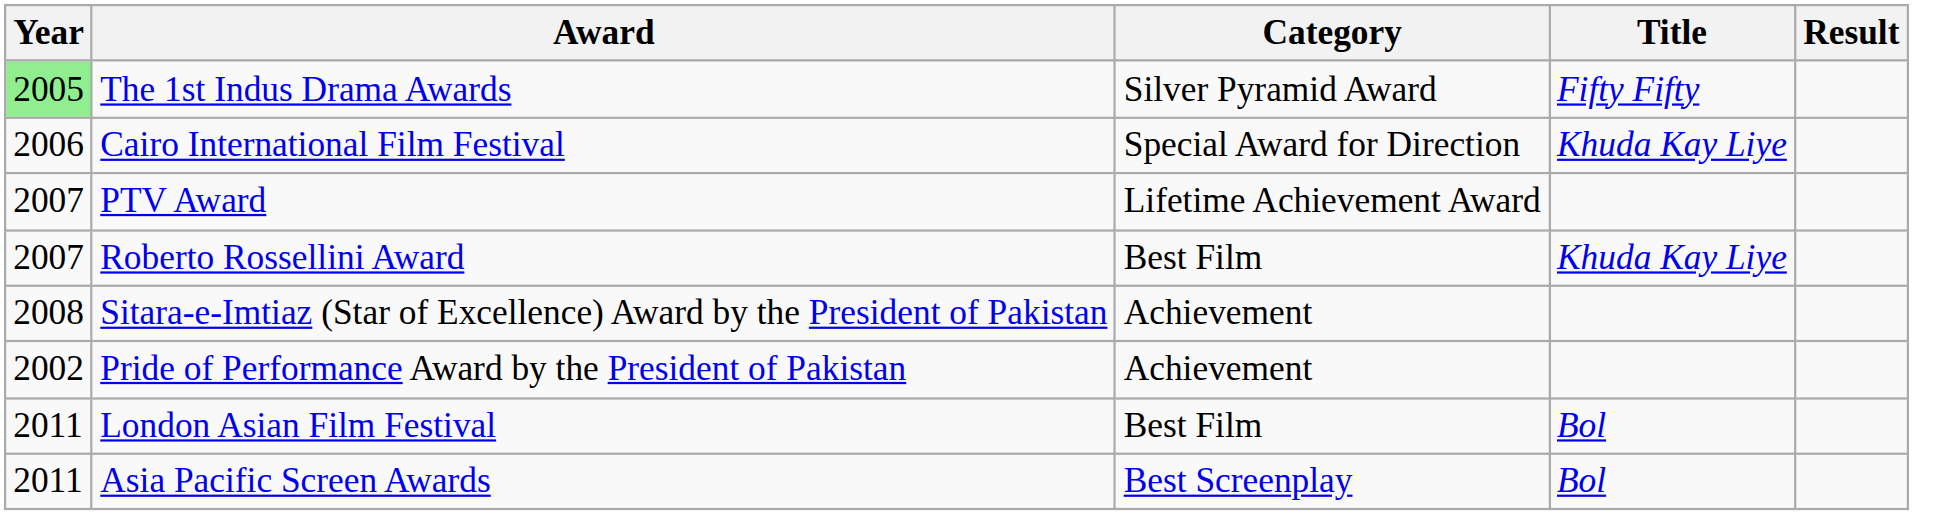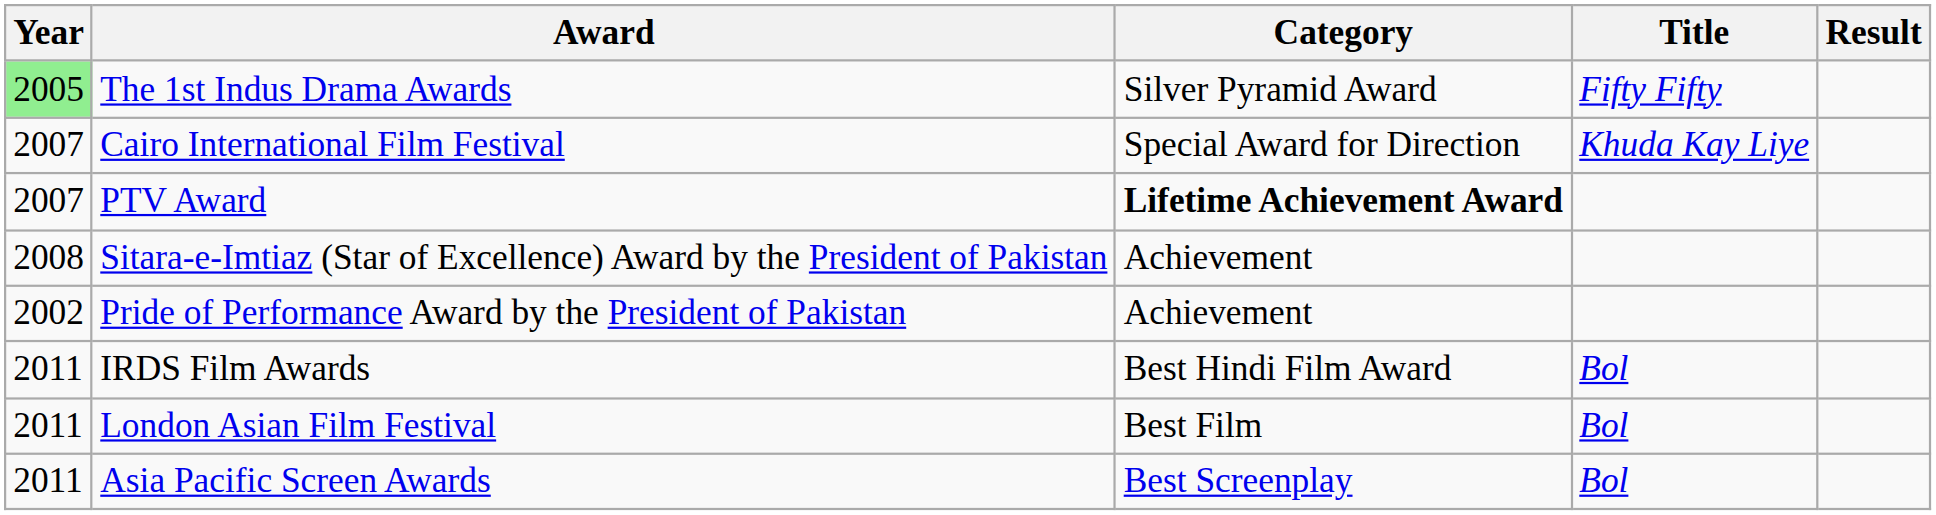(49, 144) 2006 -> (49, 144) 2007
(1332, 200) normal -> (1343, 200) bold
- row: (282, 256)
+ row: (235, 369)
